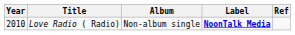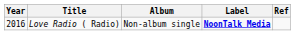(16, 24) 2010 -> (16, 24) 2016
